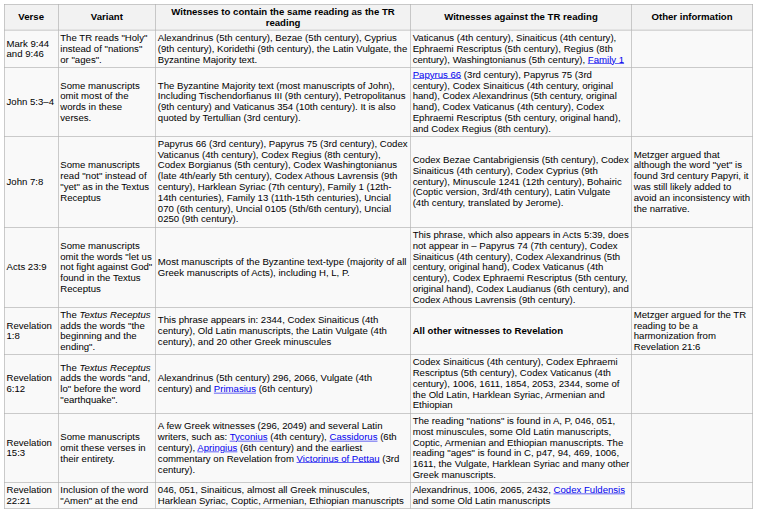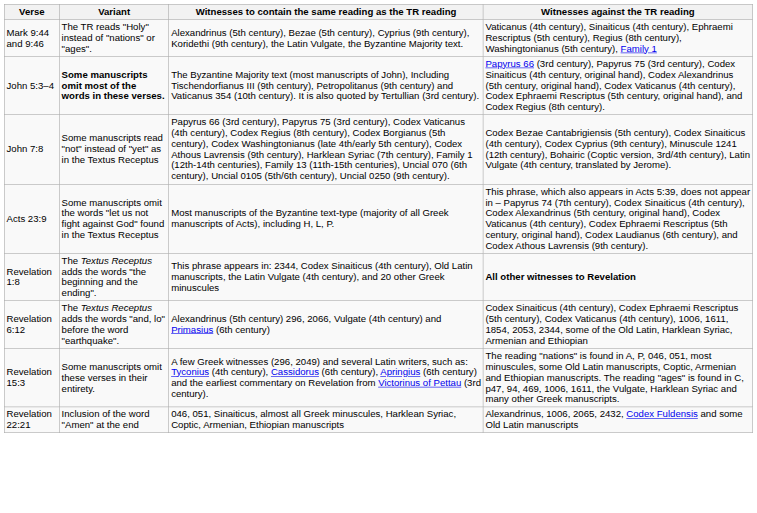- column: (692, 17)
(100, 101) normal -> (113, 85) bold
